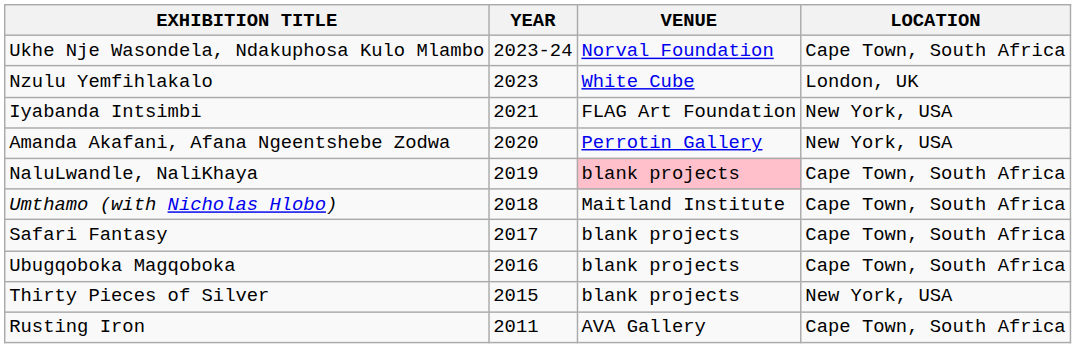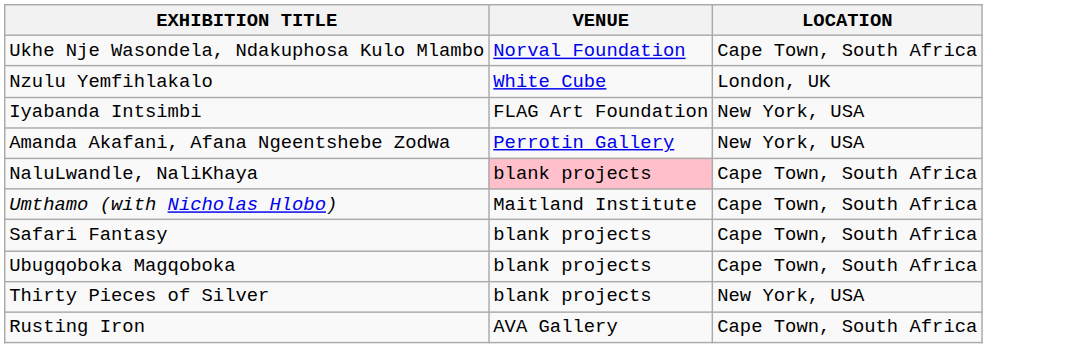- column: (533, 20)
